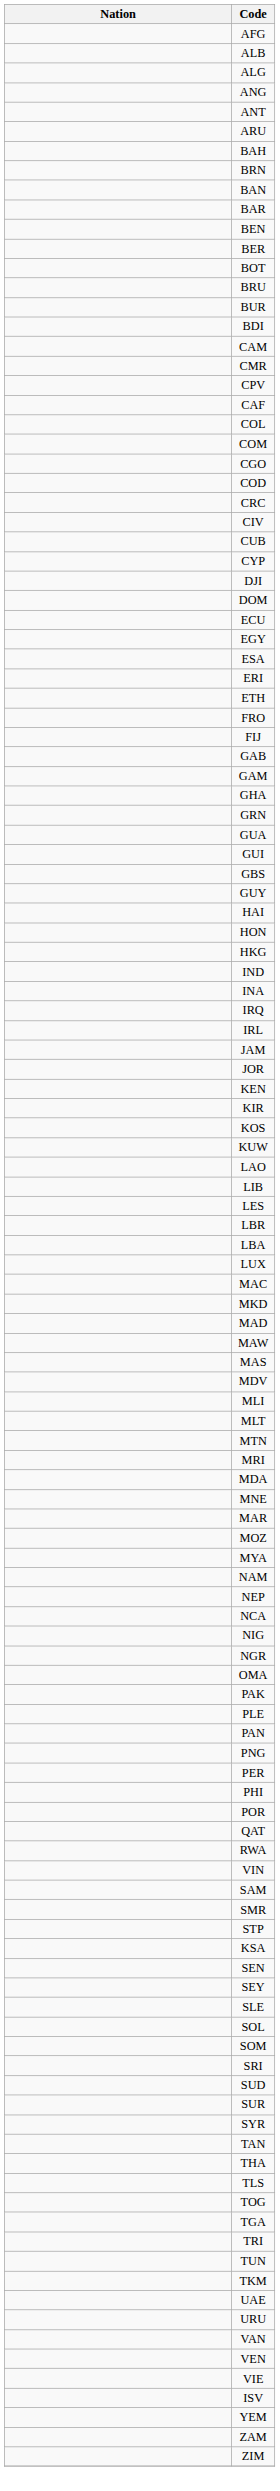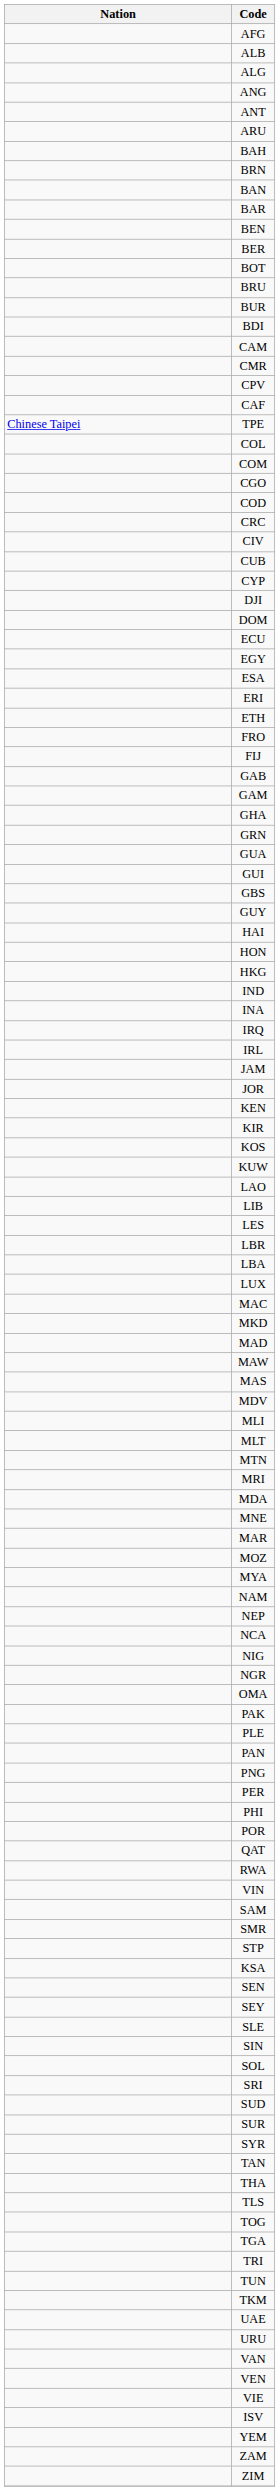+ row: (253, 424)
+ row: (253, 2046)
- row: (253, 2046)
